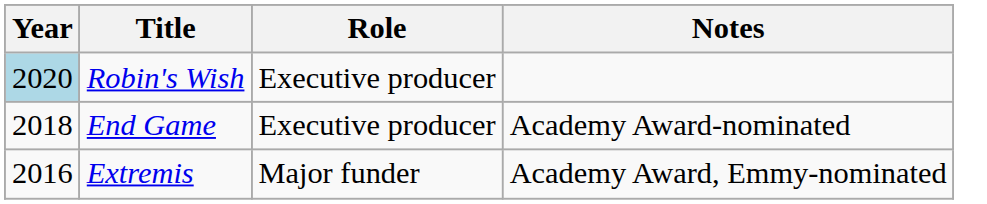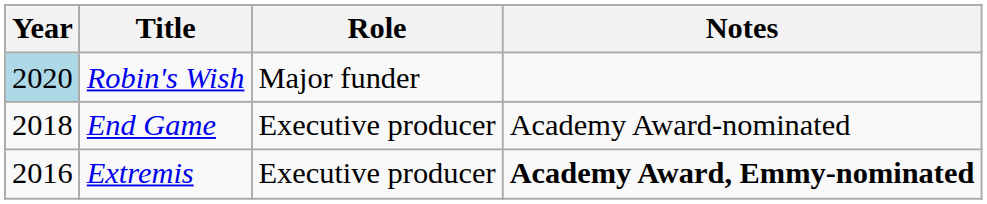(377, 76) Executive producer -> (339, 76) Major funder
(339, 173) Major funder -> (377, 173) Executive producer
(728, 173) normal -> (742, 173) bold
